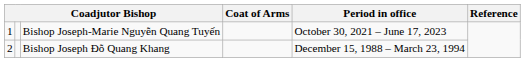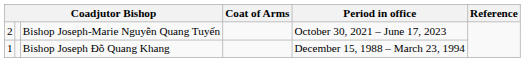(10, 31) 1 -> (10, 31) 2
(10, 48) 2 -> (10, 48) 1
